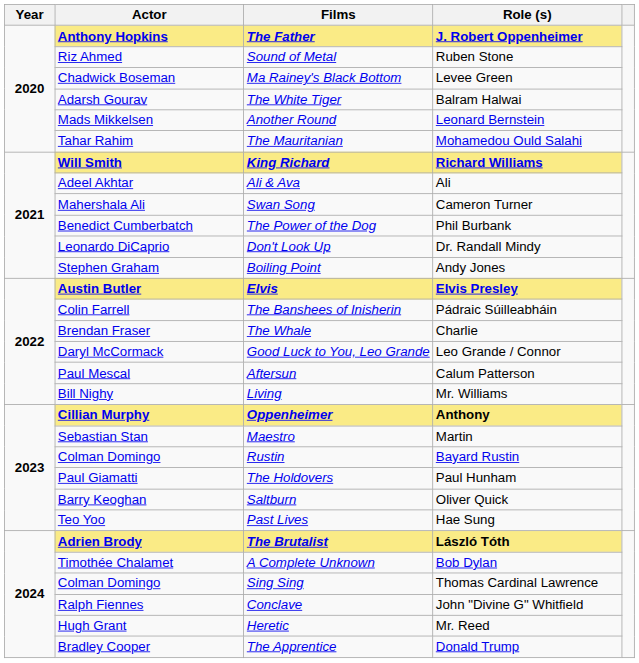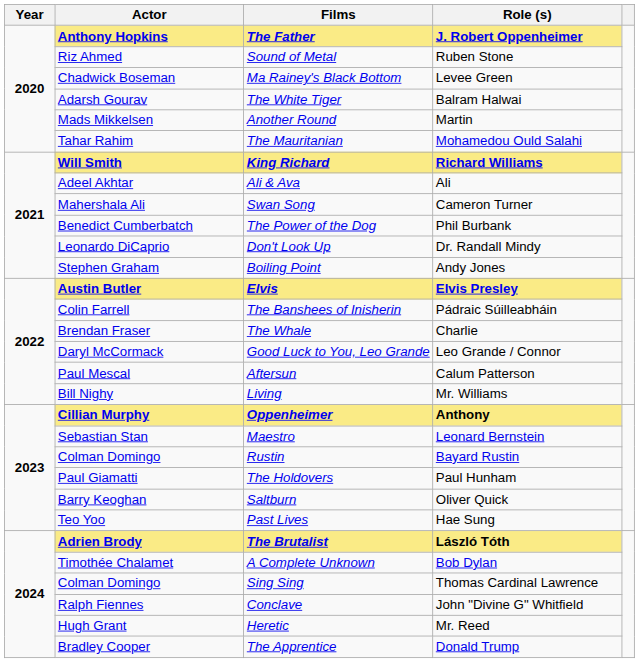(490, 120) Leonard Bernstein -> (454, 120) Martin
(454, 436) Martin -> (490, 436) Leonard Bernstein
